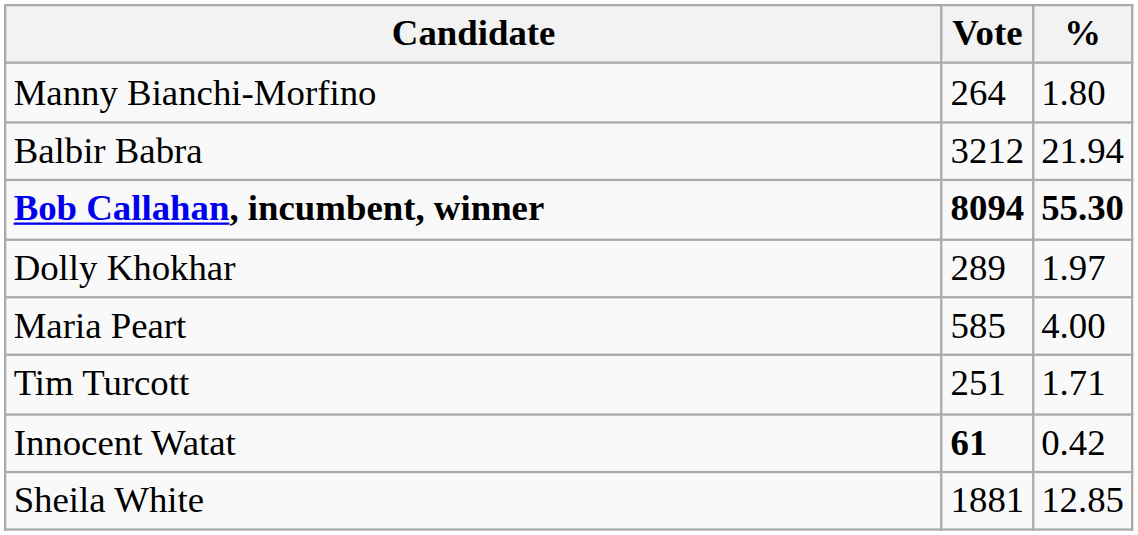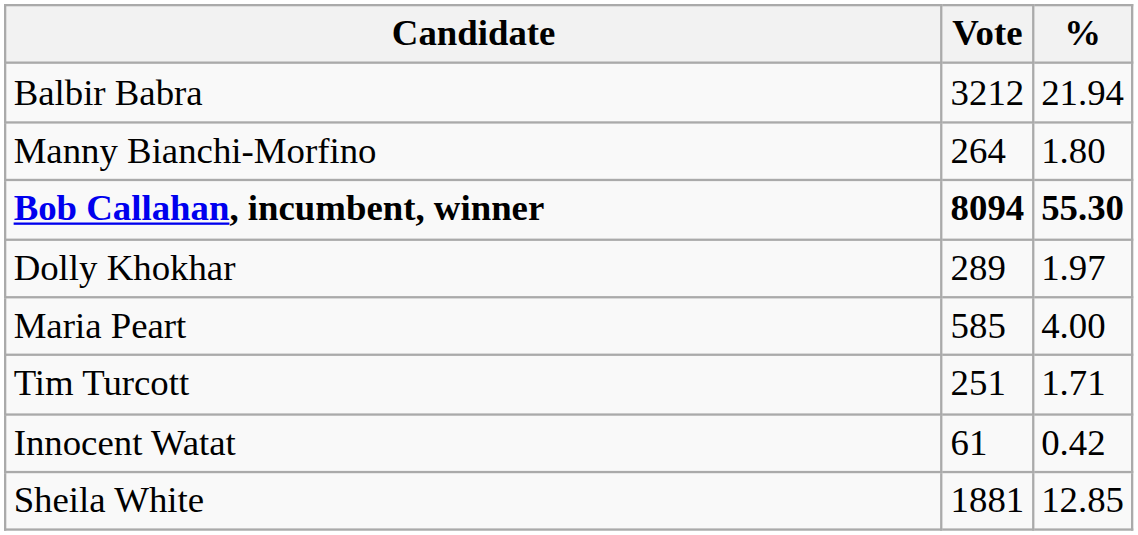rows swapped: (108, 150) <-> (195, 92)
(969, 442) bold -> (969, 442) normal
